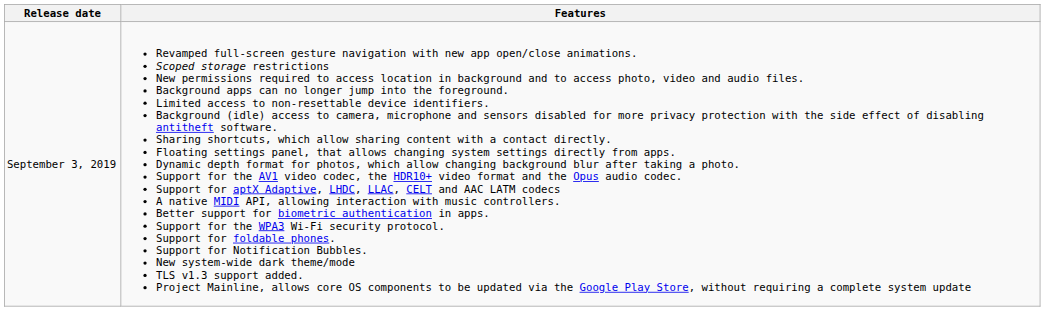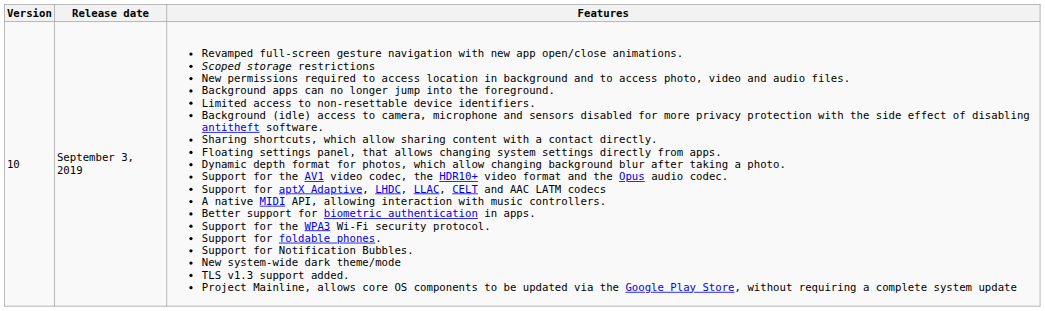+ column: (29, 13)
